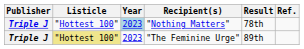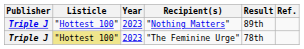(132, 24) lightblue background -> (132, 24) no background
(254, 24) 78th -> (254, 24) 89th
(254, 38) 89th -> (254, 38) 78th
